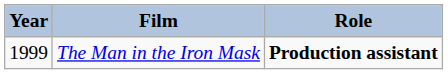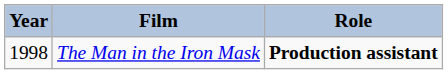(29, 52) 1999 -> (29, 52) 1998
